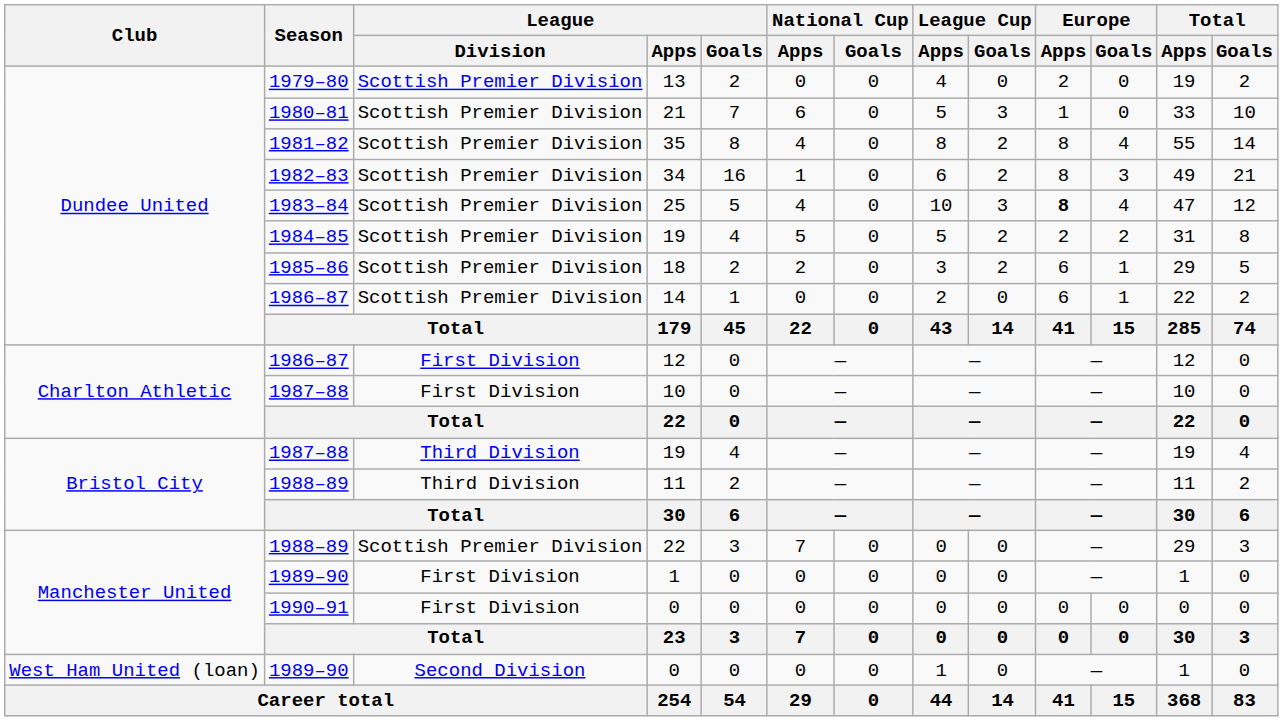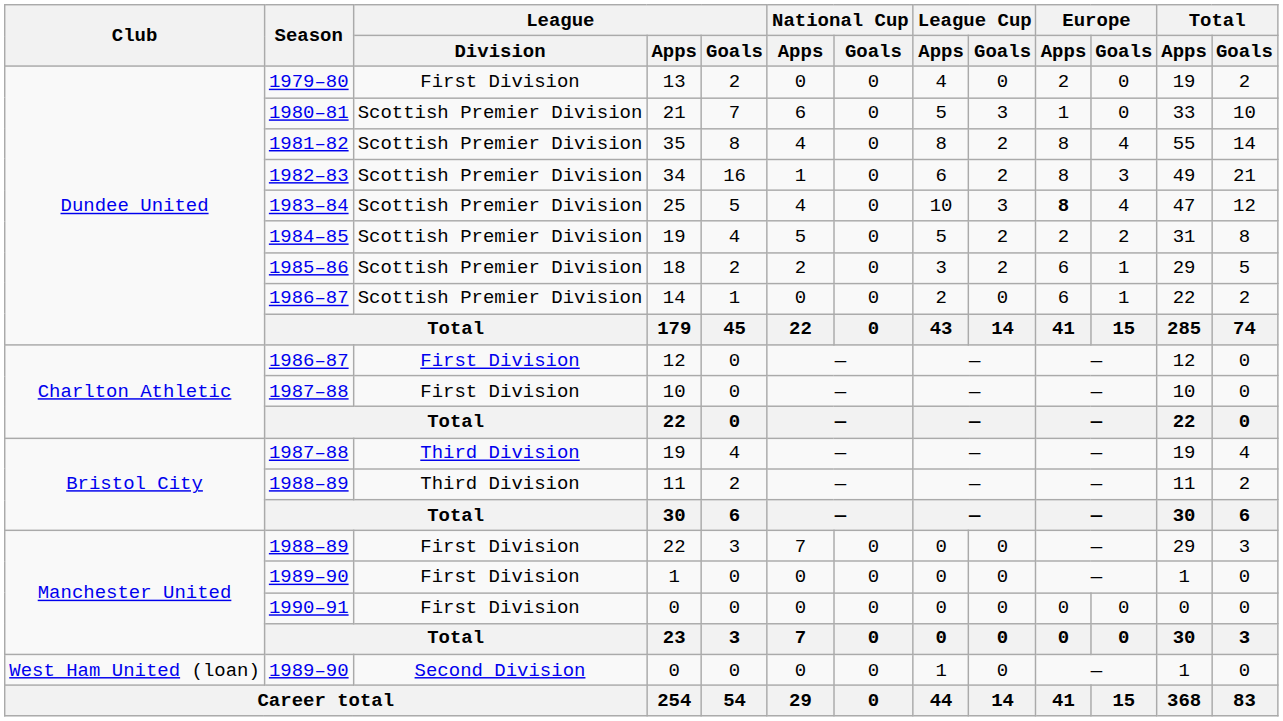(500, 82) Scottish Premier Division -> (500, 82) First Division
(500, 546) Scottish Premier Division -> (500, 546) First Division
